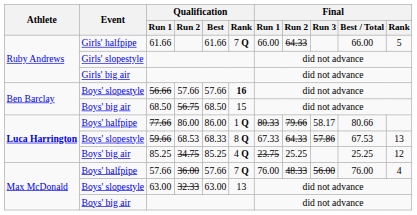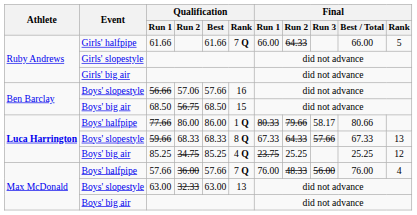(188, 91) 57.66 -> (188, 91) 57.06
(241, 91) bold -> (241, 91) normal
(188, 139) 68.53 -> (188, 139) 68.33
(324, 139) 57.86 -> (324, 139) 57.66
(362, 139) 67.53 -> (362, 139) 67.33
